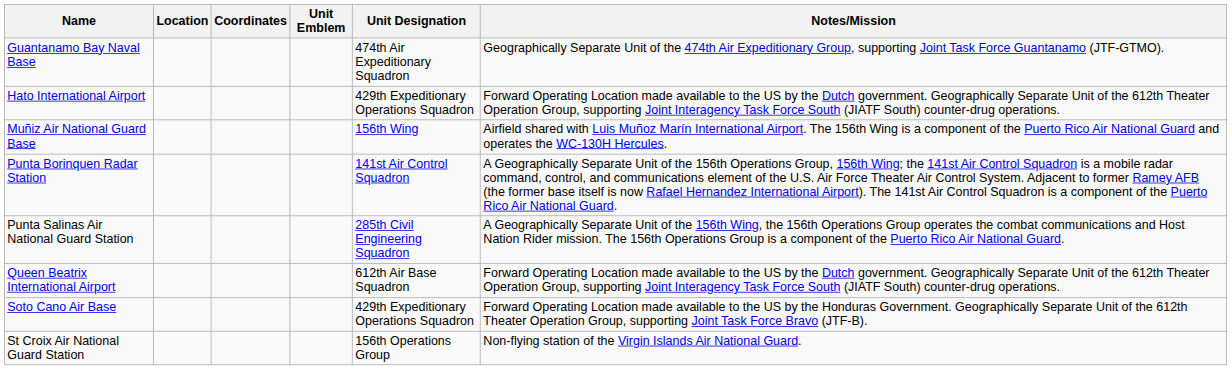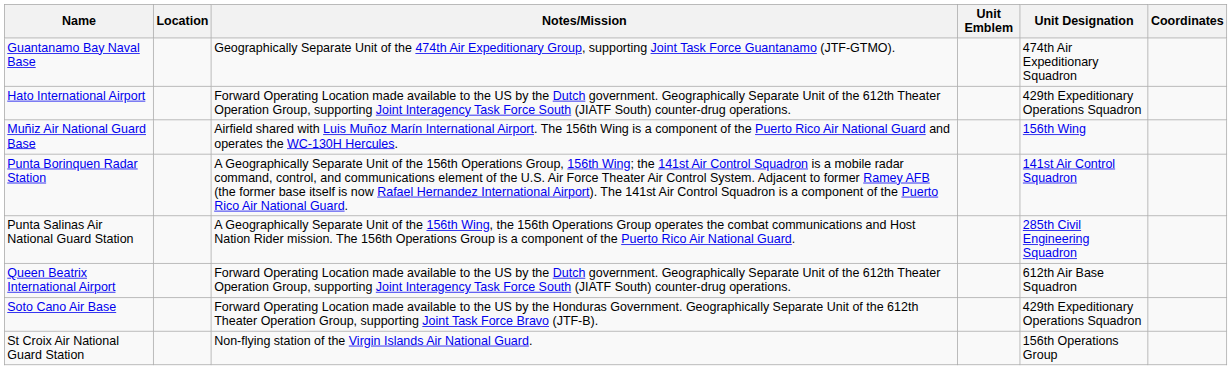columns swapped: (251, 21) <-> (854, 21)
